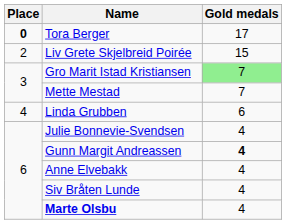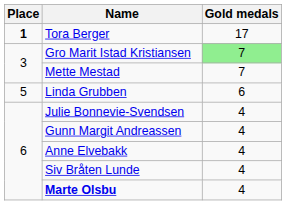(23, 33) 0 -> (23, 33) 1
- row: (118, 53)
(23, 111) 4 -> (23, 92) 5
(242, 151) bold -> (242, 131) normal
